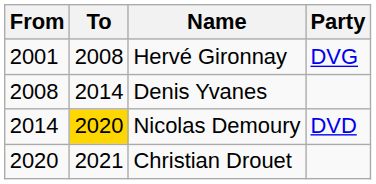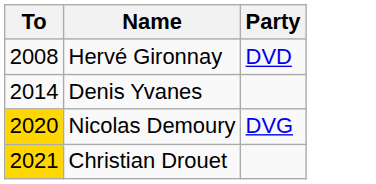- column: (37, 21)
(334, 56) DVG -> (269, 56) DVD
(334, 126) DVD -> (269, 126) DVG
(99, 160) no background -> (34, 160) gold background
